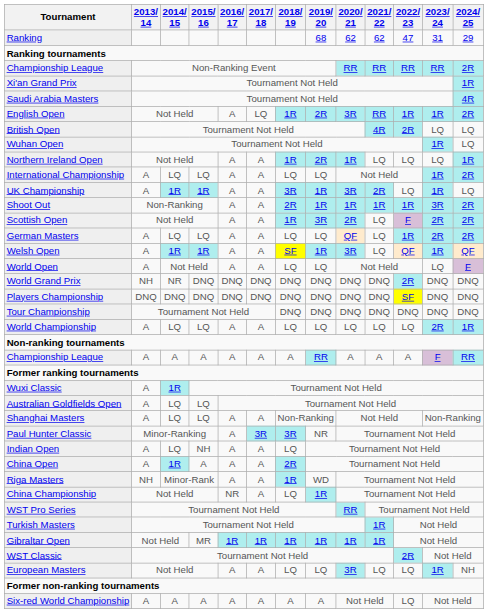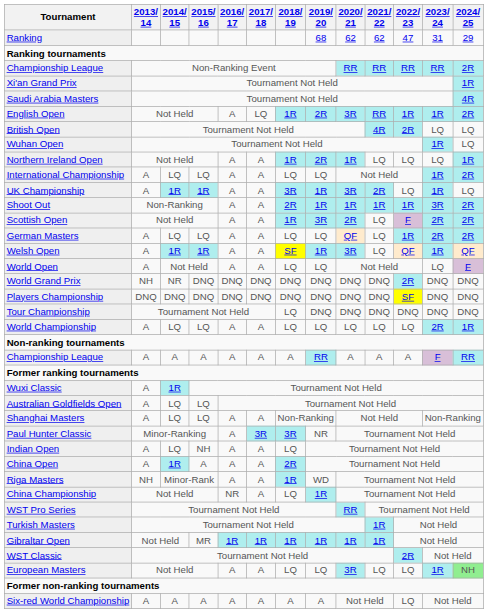(290, 311) DNQ -> (290, 311) LQ
(468, 570) no background -> (468, 570) lightgreen background
